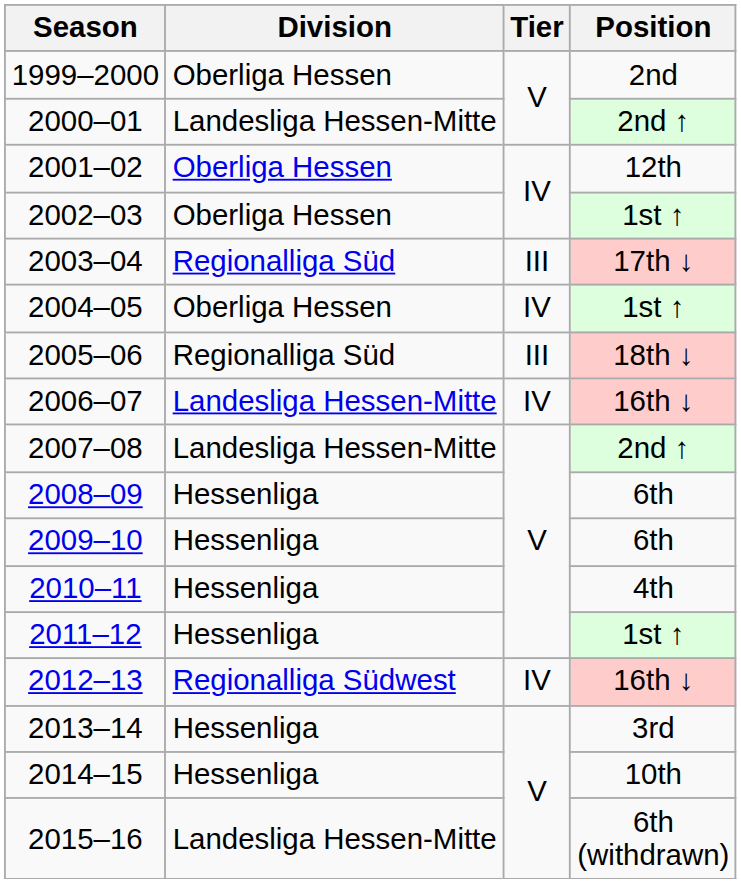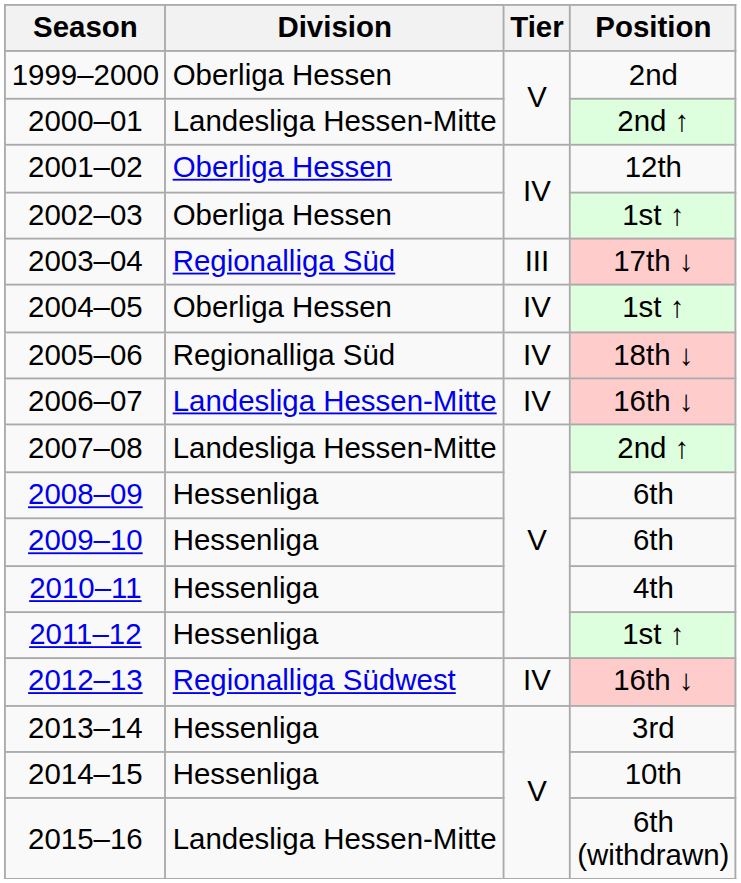(537, 354) III -> (537, 354) IV
